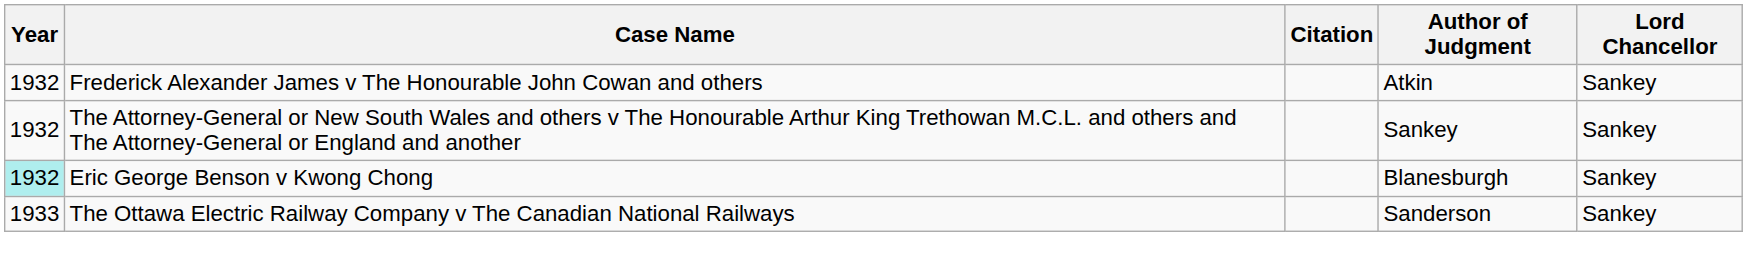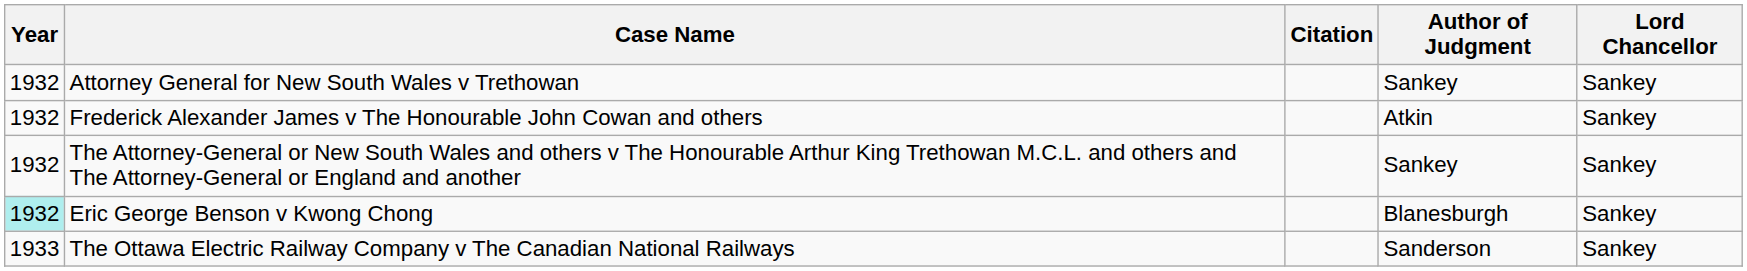+ row: (324, 82)
